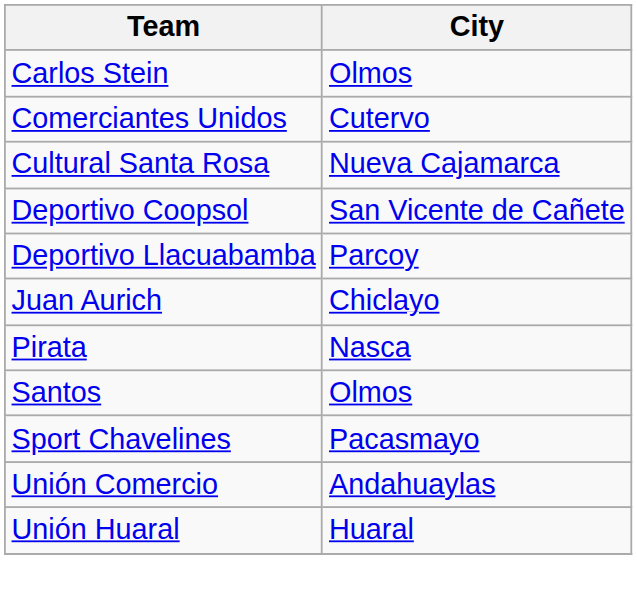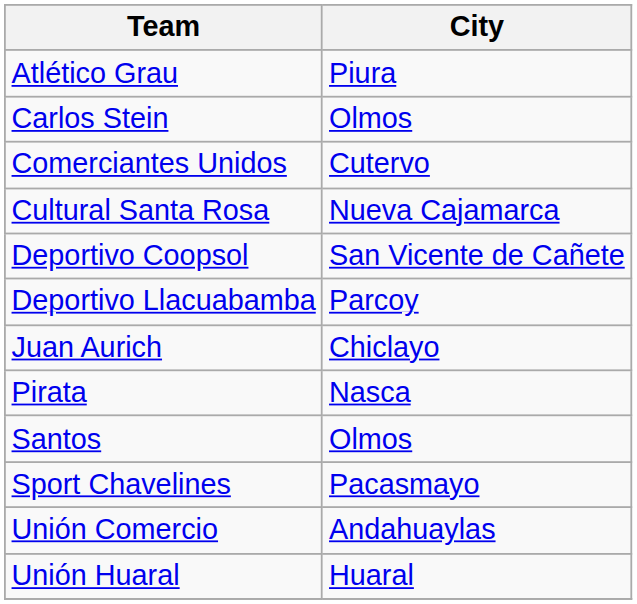+ row: (95, 73)
